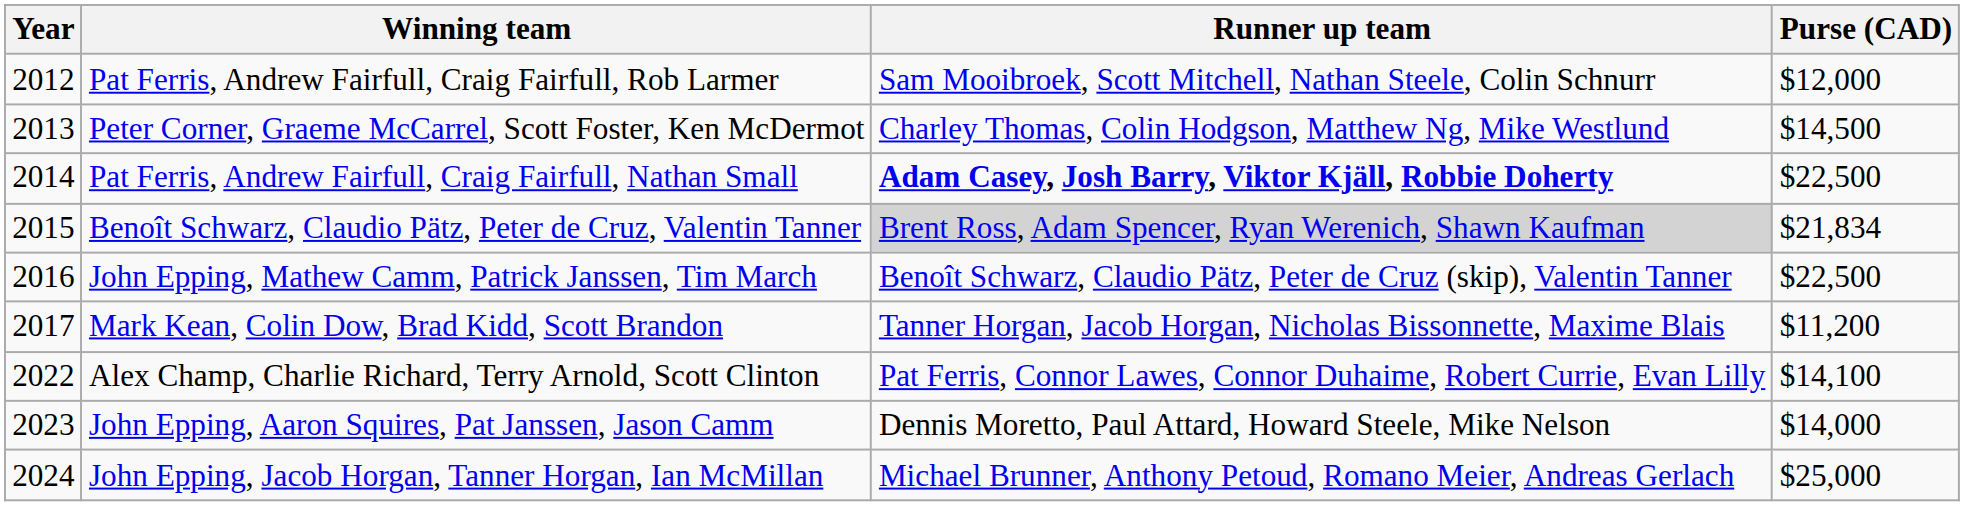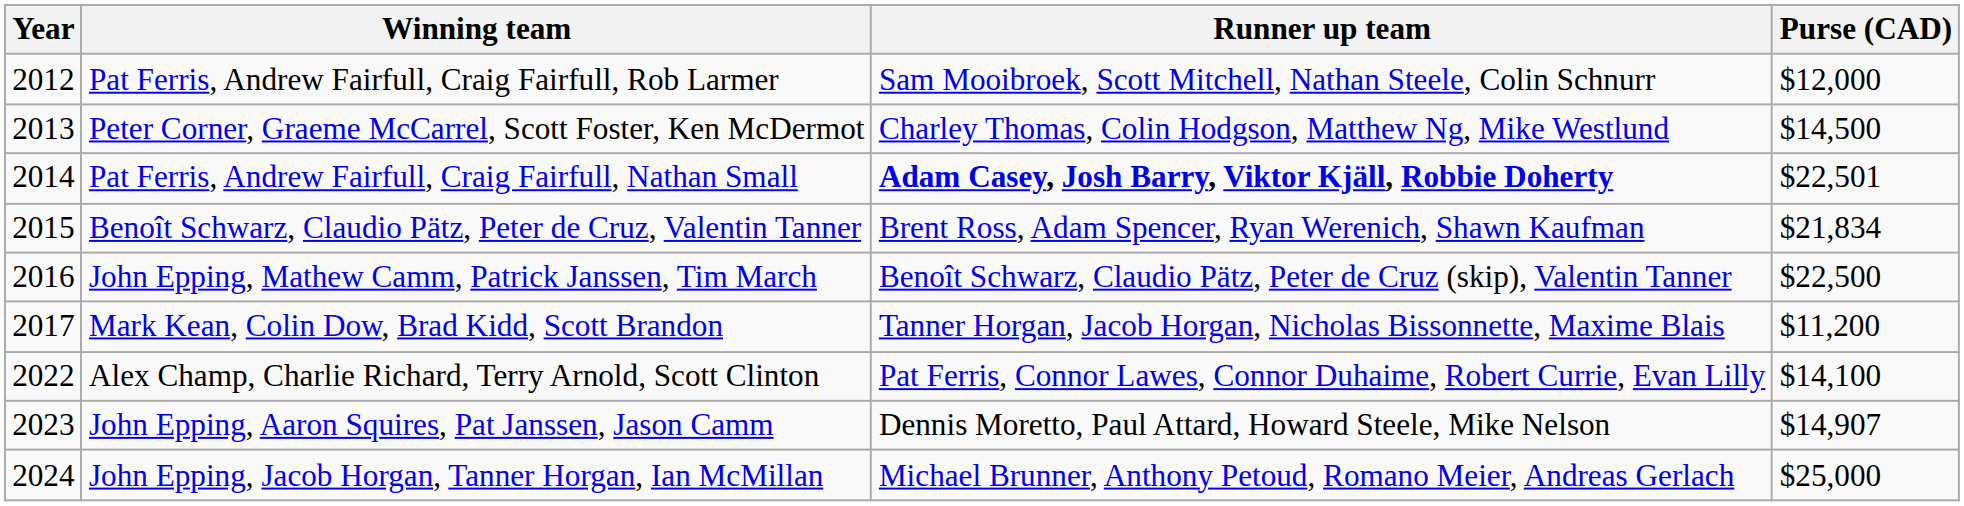(1830, 177) $22,500 -> (1830, 177) $22,501
(1262, 227) lightgrey background -> (1262, 227) no background
(1830, 425) $14,000 -> (1830, 425) $14,907
